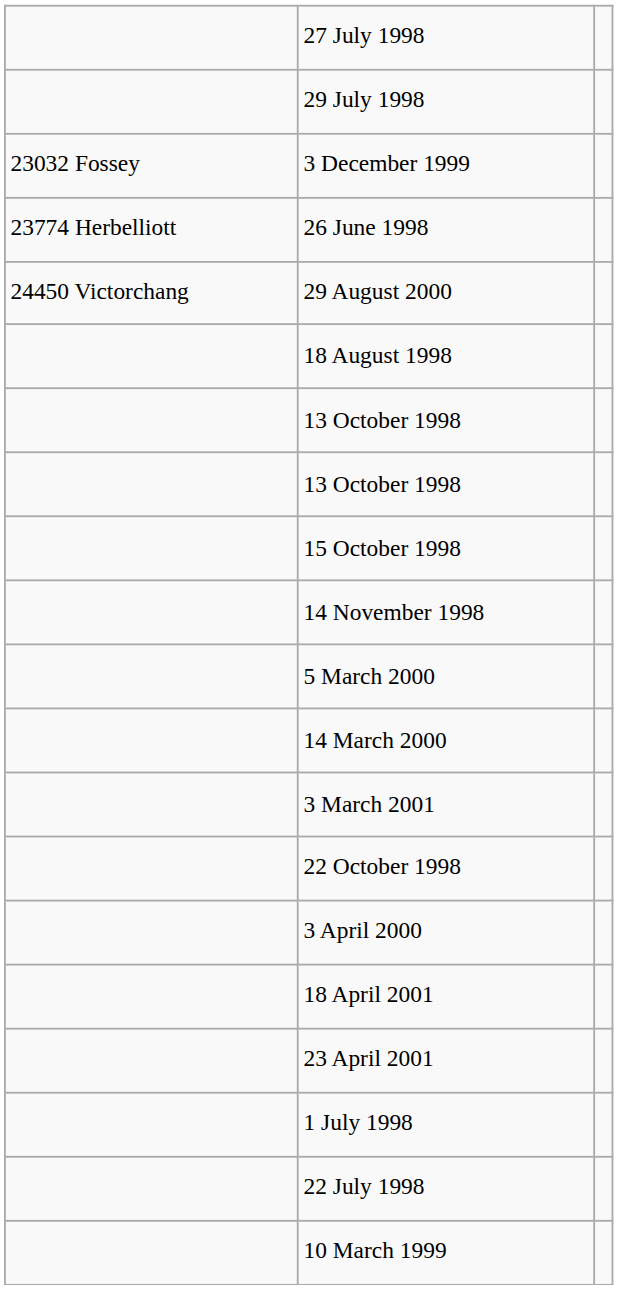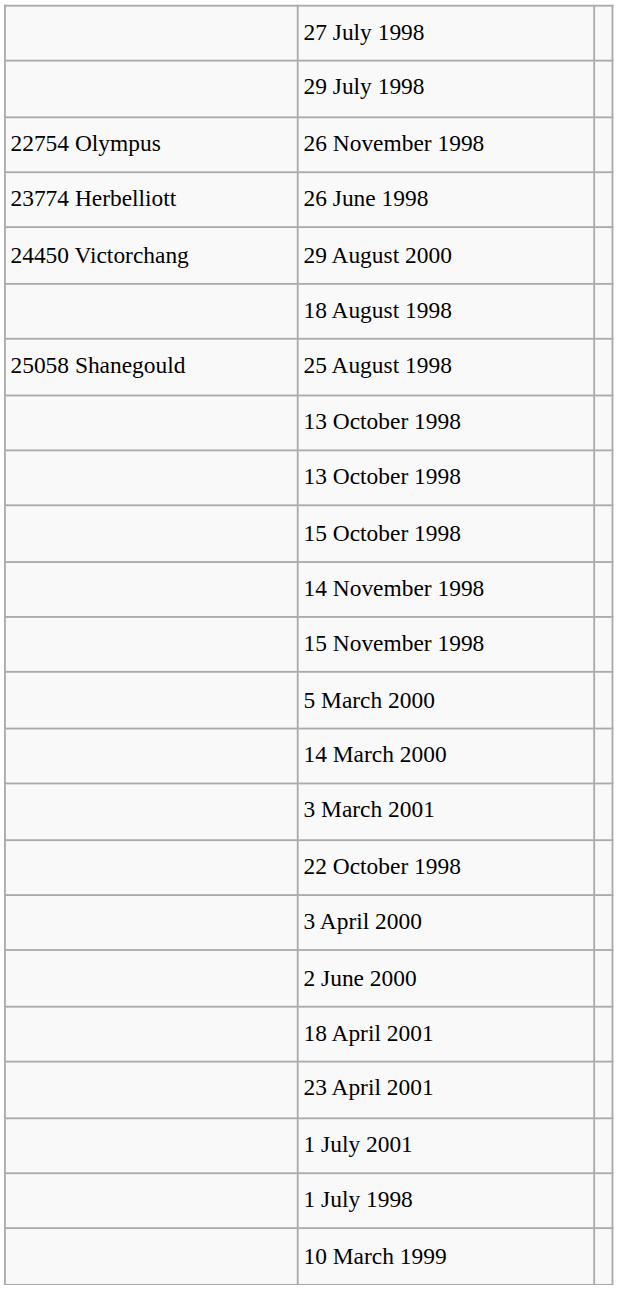+ row: (86, 143)
- row: (75, 164)
+ row: (98, 366)
+ row: (151, 645)
+ row: (151, 979)
+ row: (151, 1145)
- row: (151, 1188)
